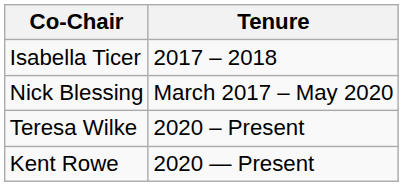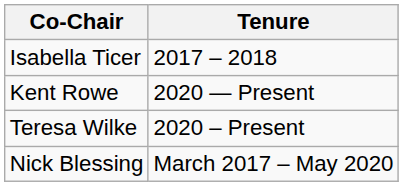rows swapped: (77, 92) <-> (64, 163)
